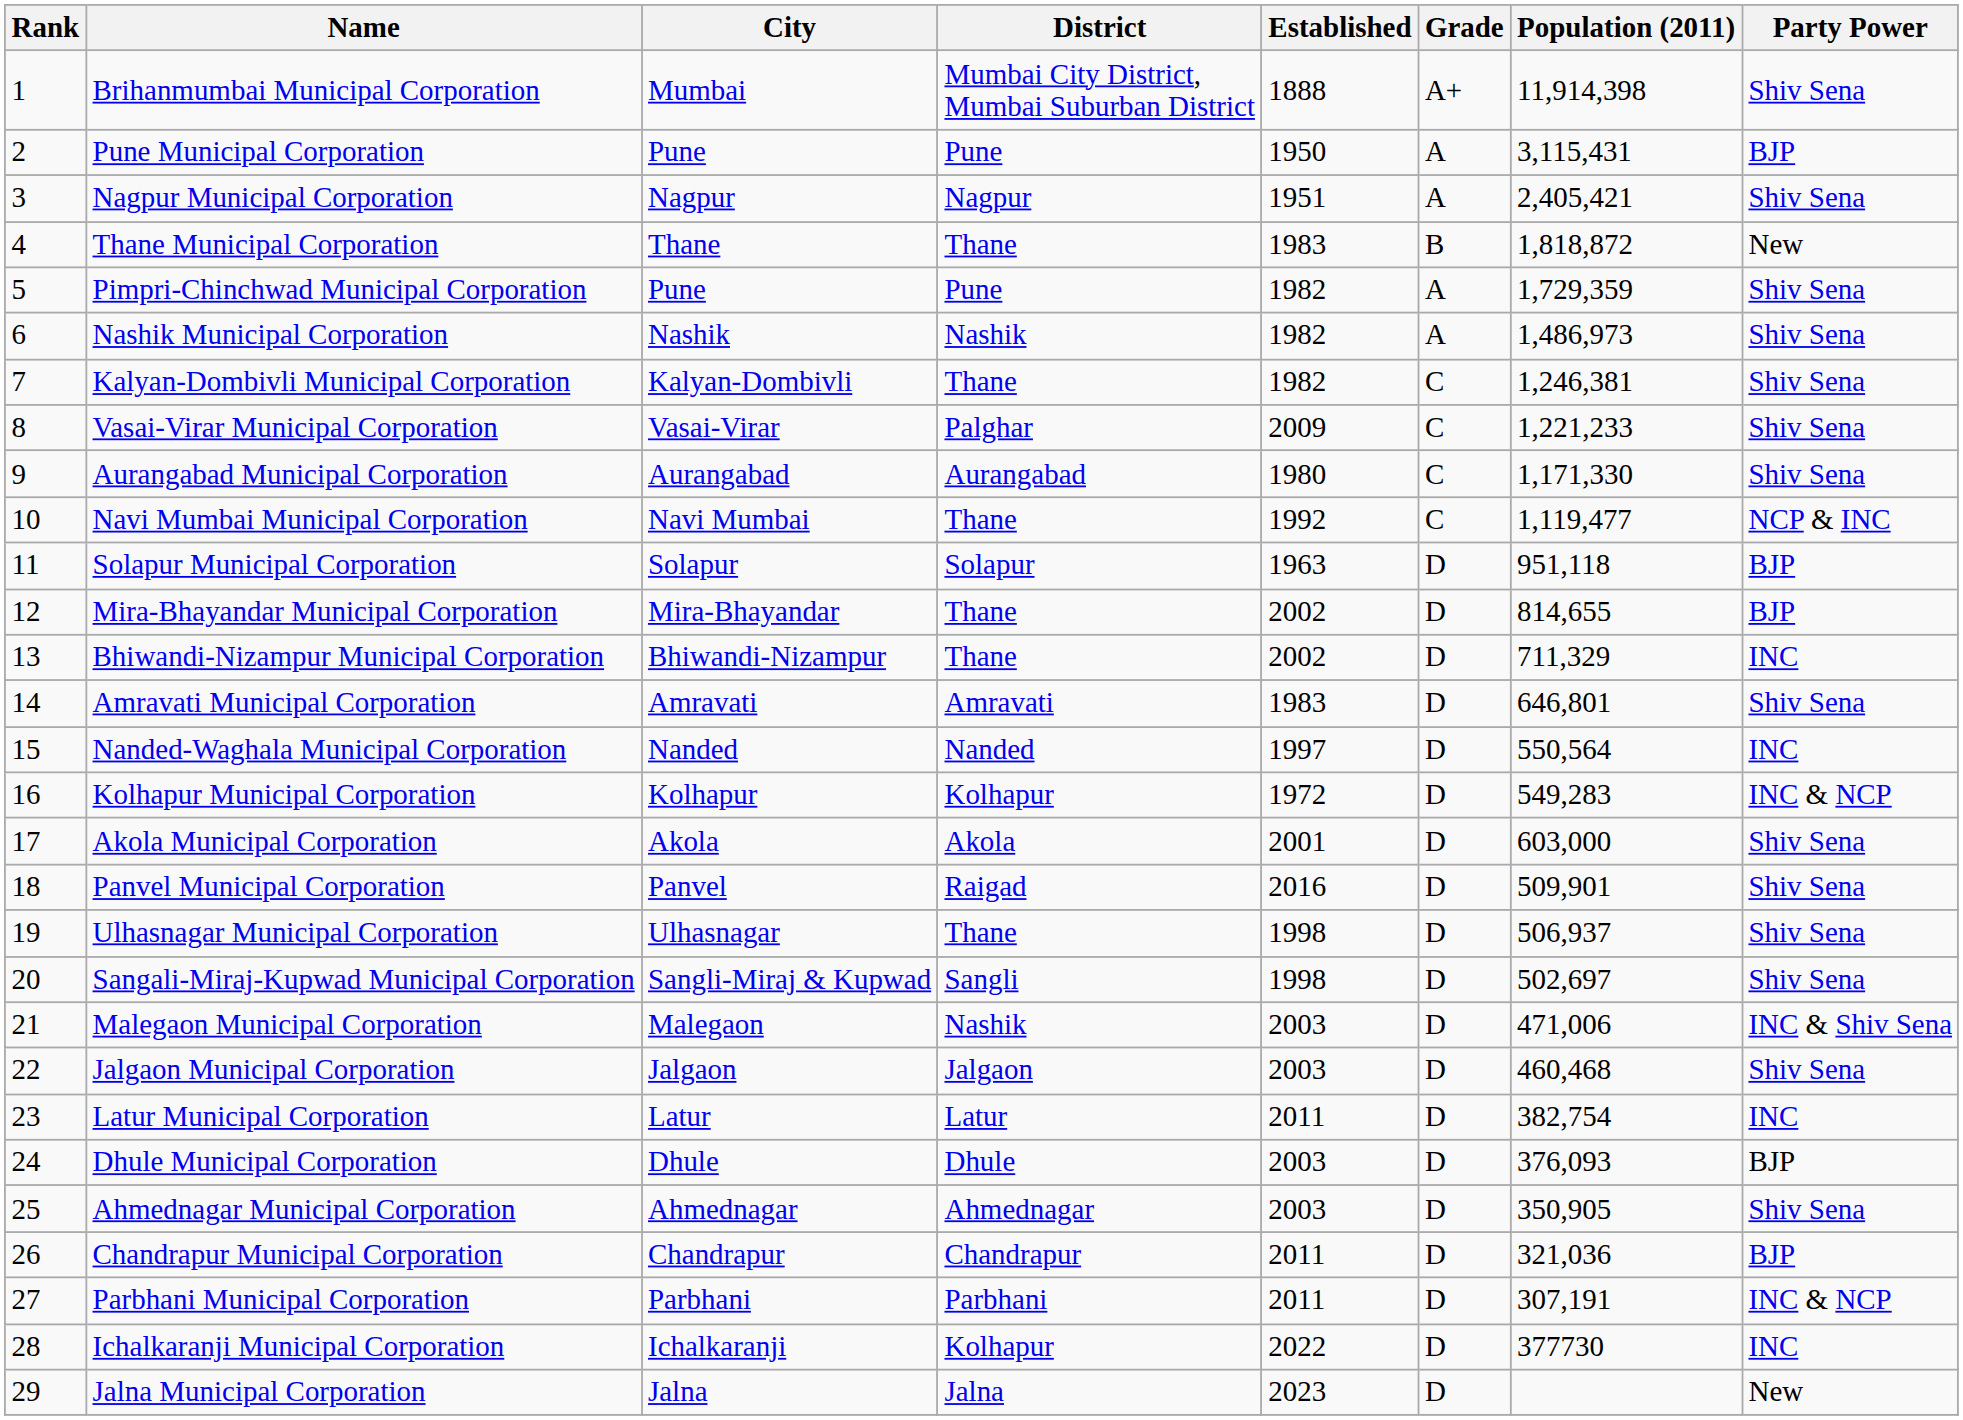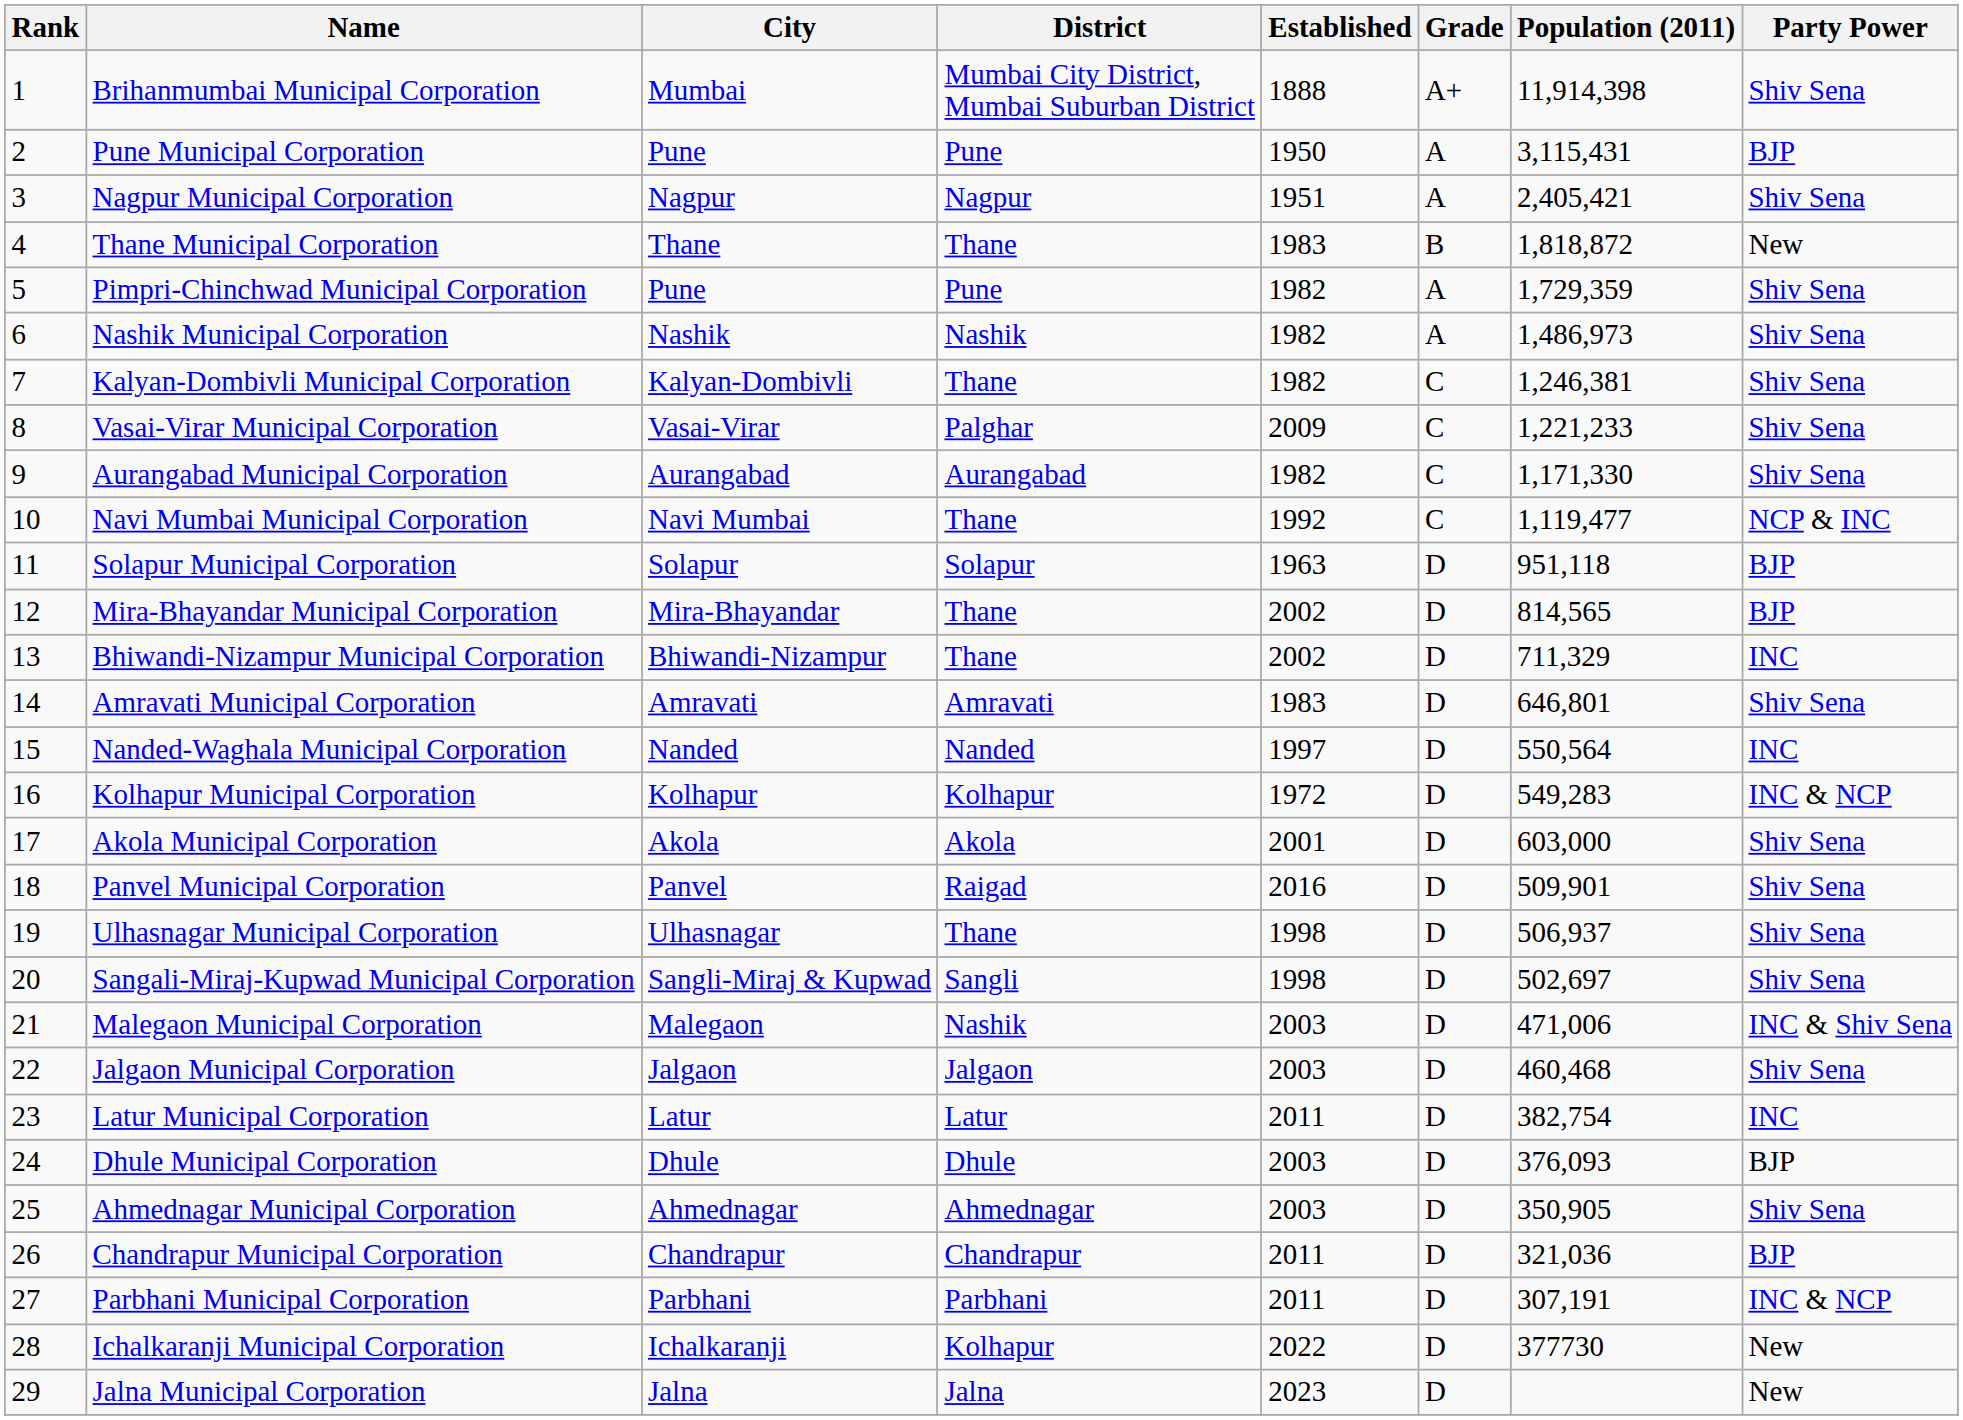(1297, 473) 1980 -> (1297, 473) 1982
(1564, 611) 814,655 -> (1564, 611) 814,565
(1773, 1346) INC -> (1776, 1346) New
